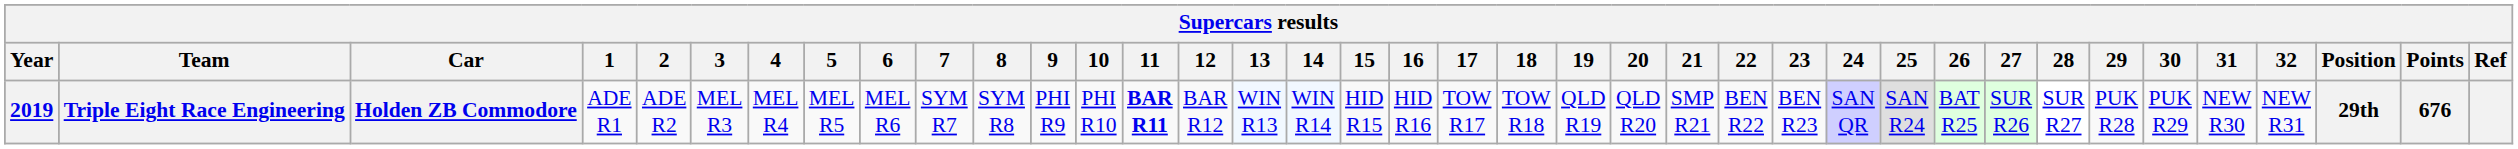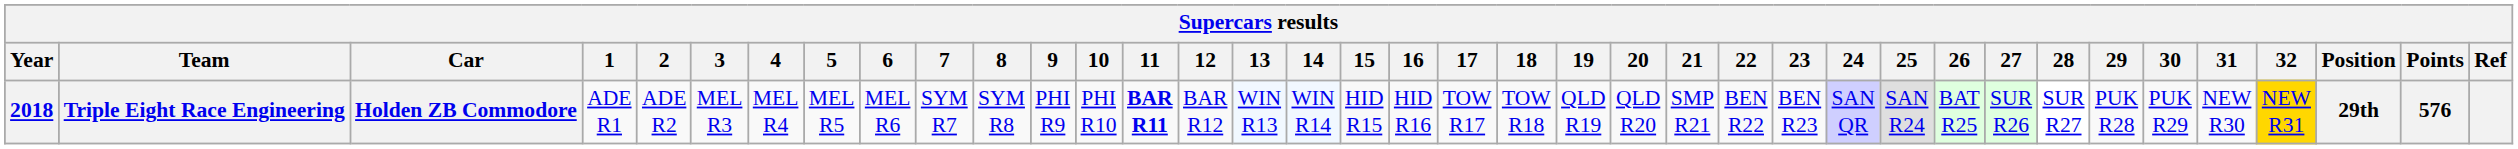(32, 111) 2019 -> (32, 111) 2018
(2286, 111) no background -> (2286, 111) gold background
(2435, 111) 676 -> (2435, 111) 576
